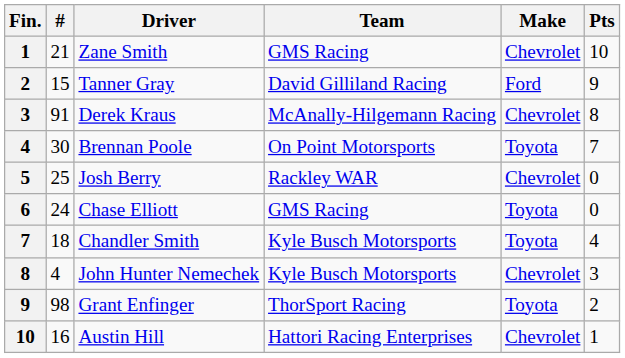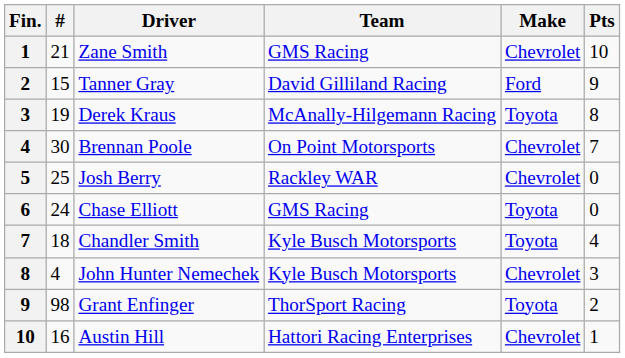(60, 115) 91 -> (60, 115) 19
(543, 115) Chevrolet -> (531, 115) Toyota
(531, 146) Toyota -> (543, 146) Chevrolet
